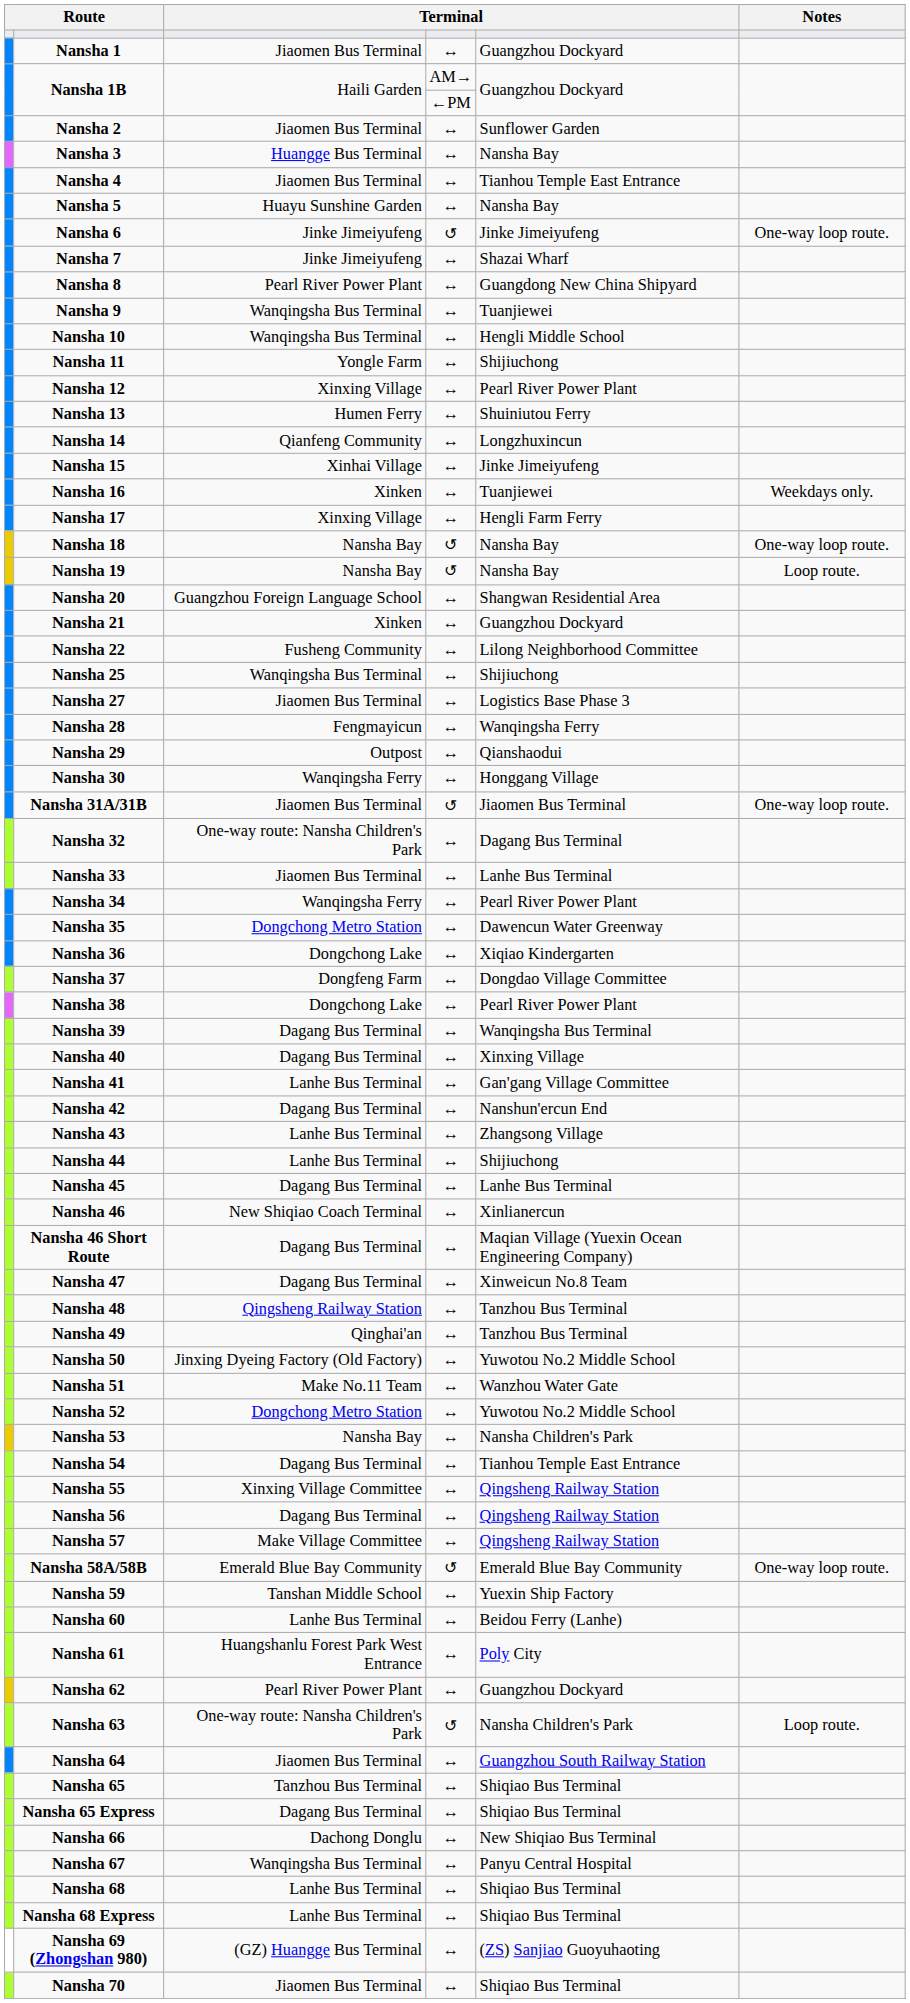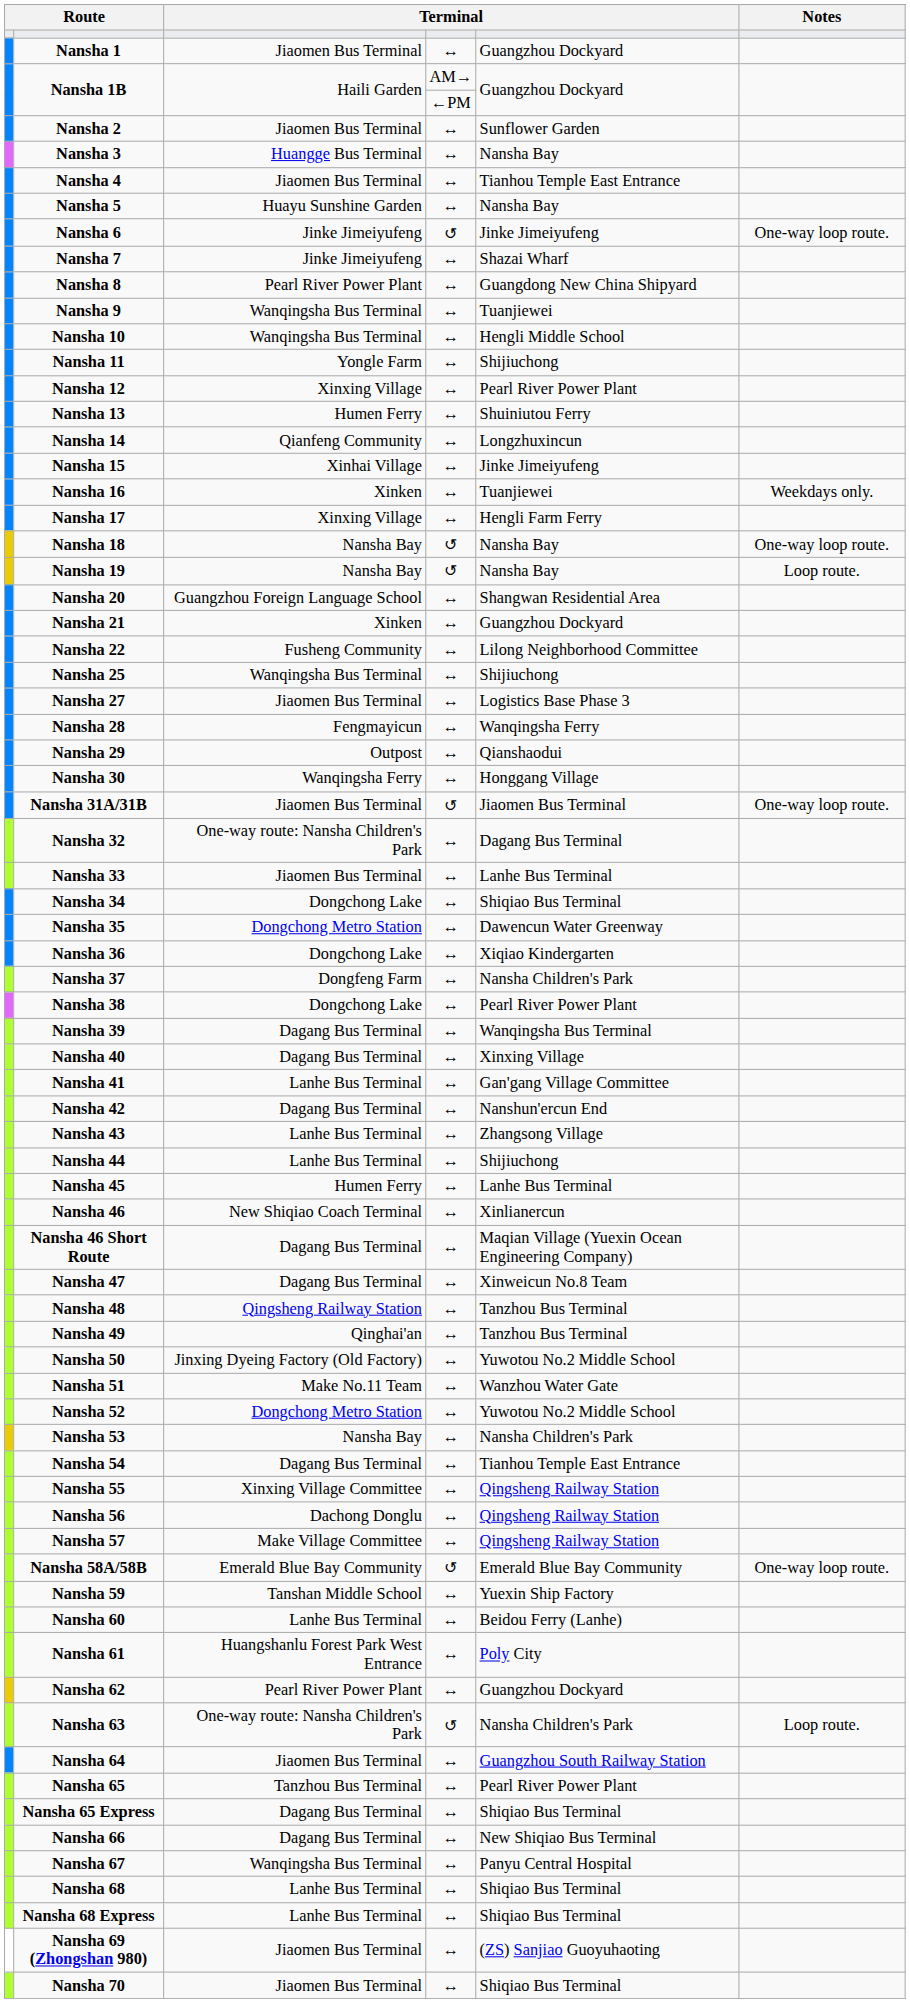(362, 901) Wanqingsha Ferry -> (366, 901) Dongchong Lake
(558, 901) Pearl River Power Plant -> (550, 901) Shiqiao Bus Terminal
(573, 979) Dongdao Village Committee -> (556, 979) Nansha Children's Park
(351, 1186) Dagang Bus Terminal -> (378, 1186) Humen Ferry
(351, 1515) Dagang Bus Terminal -> (366, 1515) Dachong Donglu
(550, 1785) Shiqiao Bus Terminal -> (558, 1785) Pearl River Power Plant
(366, 1837) Dachong Donglu -> (351, 1837) Dagang Bus Terminal
(328, 1950) (GZ) Huangge Bus Terminal -> (349, 1950) Jiaomen Bus Terminal
